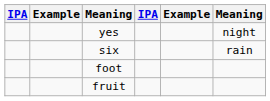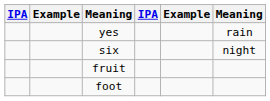(239, 32) night -> (239, 32) rain
(239, 50) rain -> (239, 50) night
rows swapped: (109, 68) <-> (109, 87)
